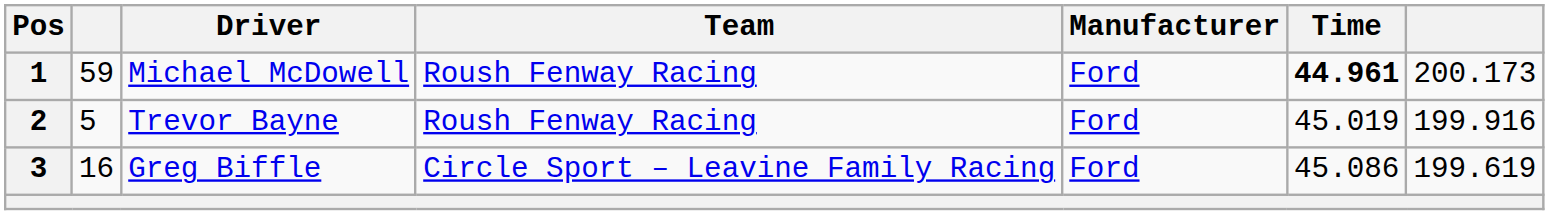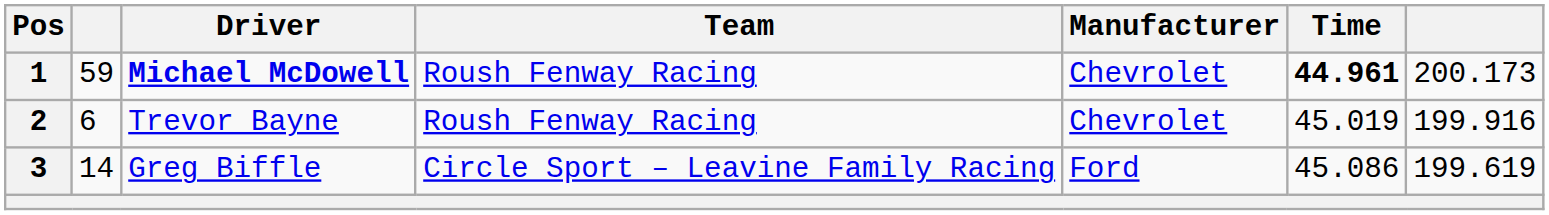(269, 76) normal -> (269, 76) bold
(1104, 76) Ford -> (1148, 76) Chevrolet
(88, 124) 5 -> (88, 124) 6
(1104, 124) Ford -> (1148, 124) Chevrolet
(97, 171) 16 -> (97, 171) 14
